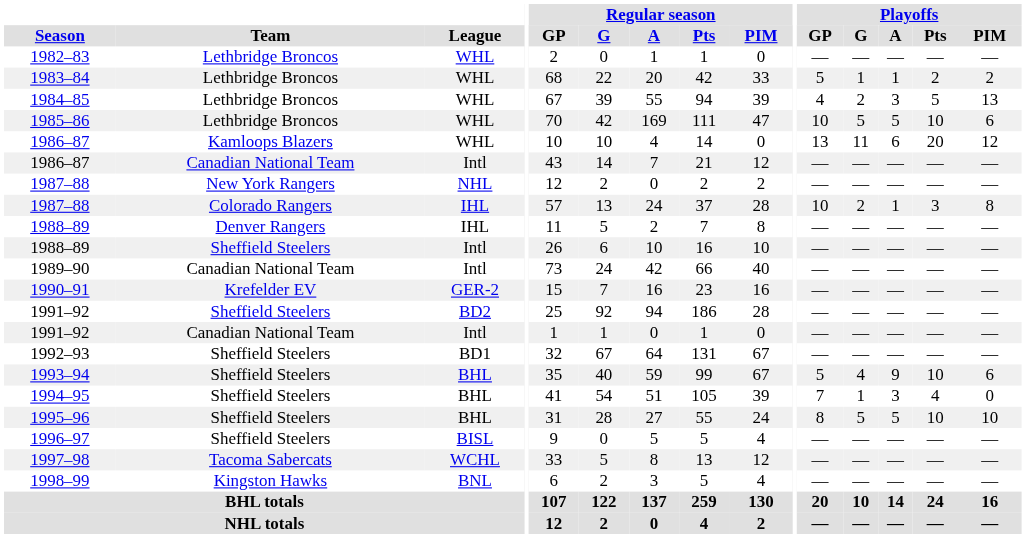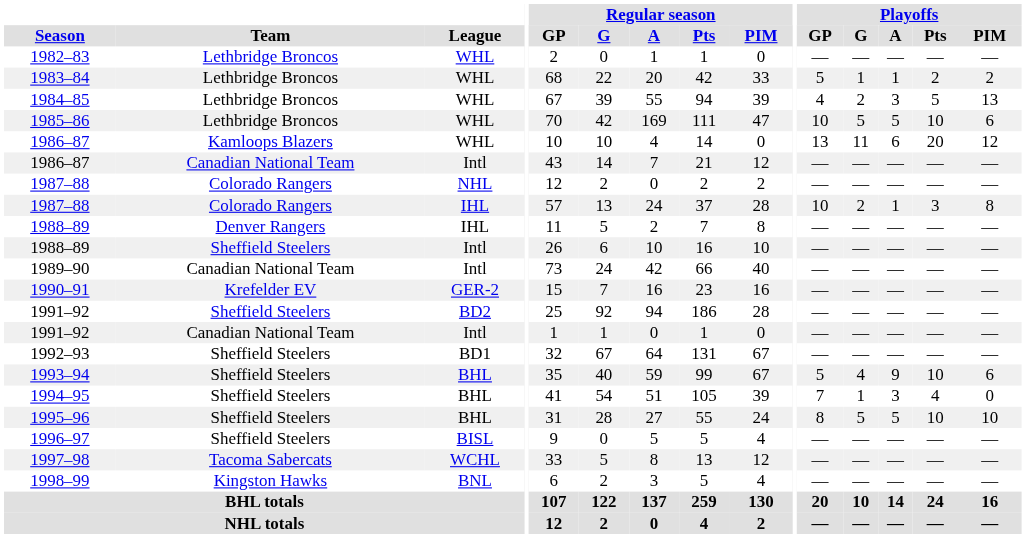(270, 184) New York Rangers -> (270, 184) Colorado Rangers
